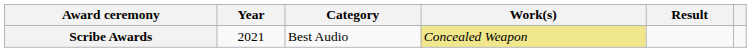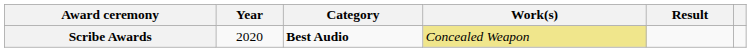(251, 36) 2021 -> (250, 36) 2020
(318, 36) normal -> (317, 36) bold
